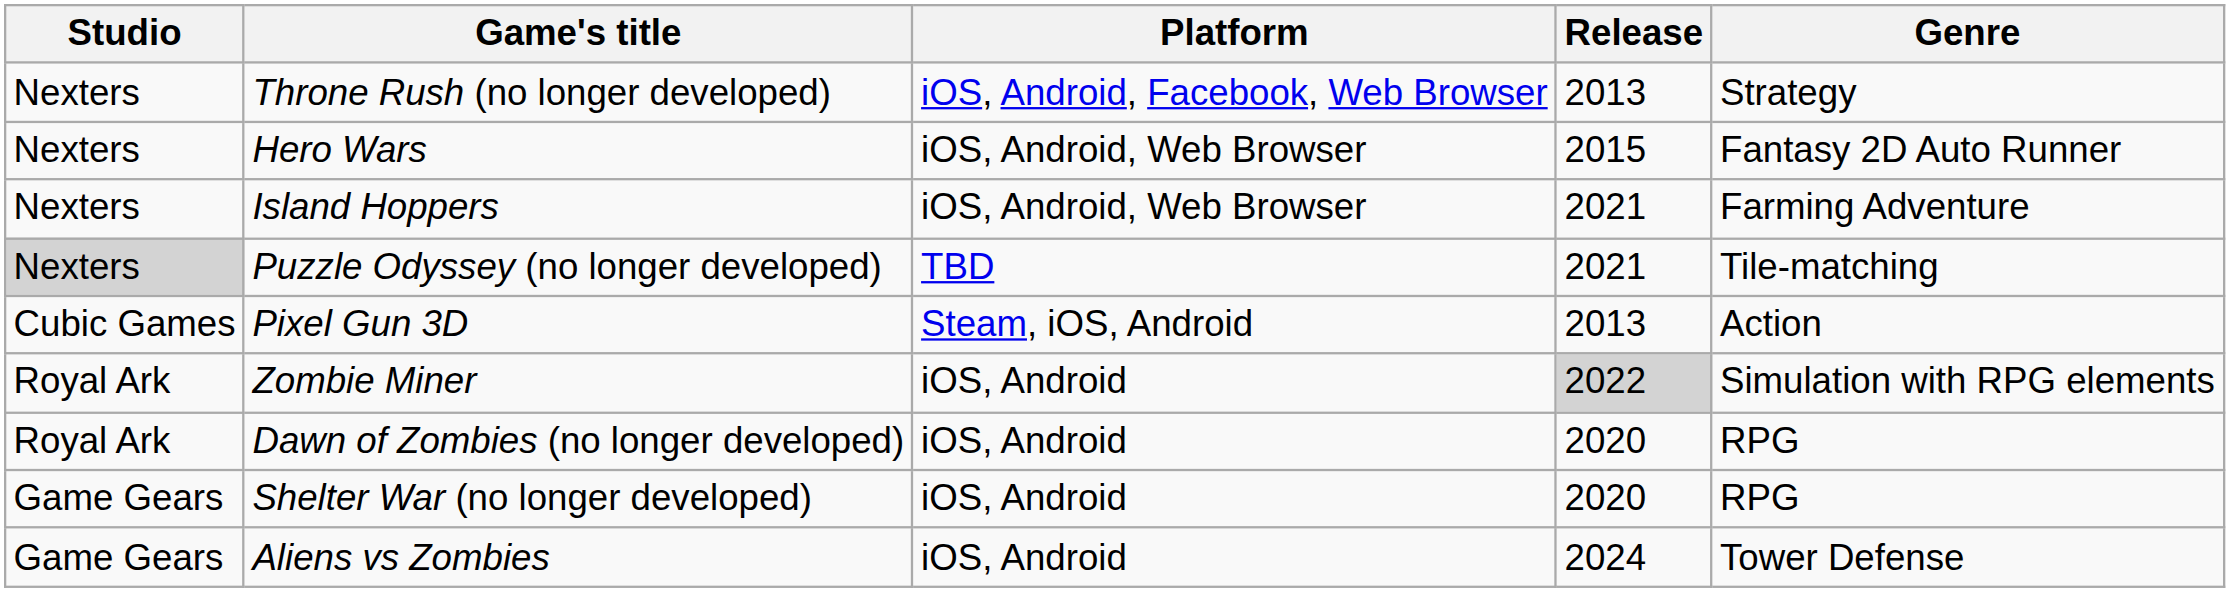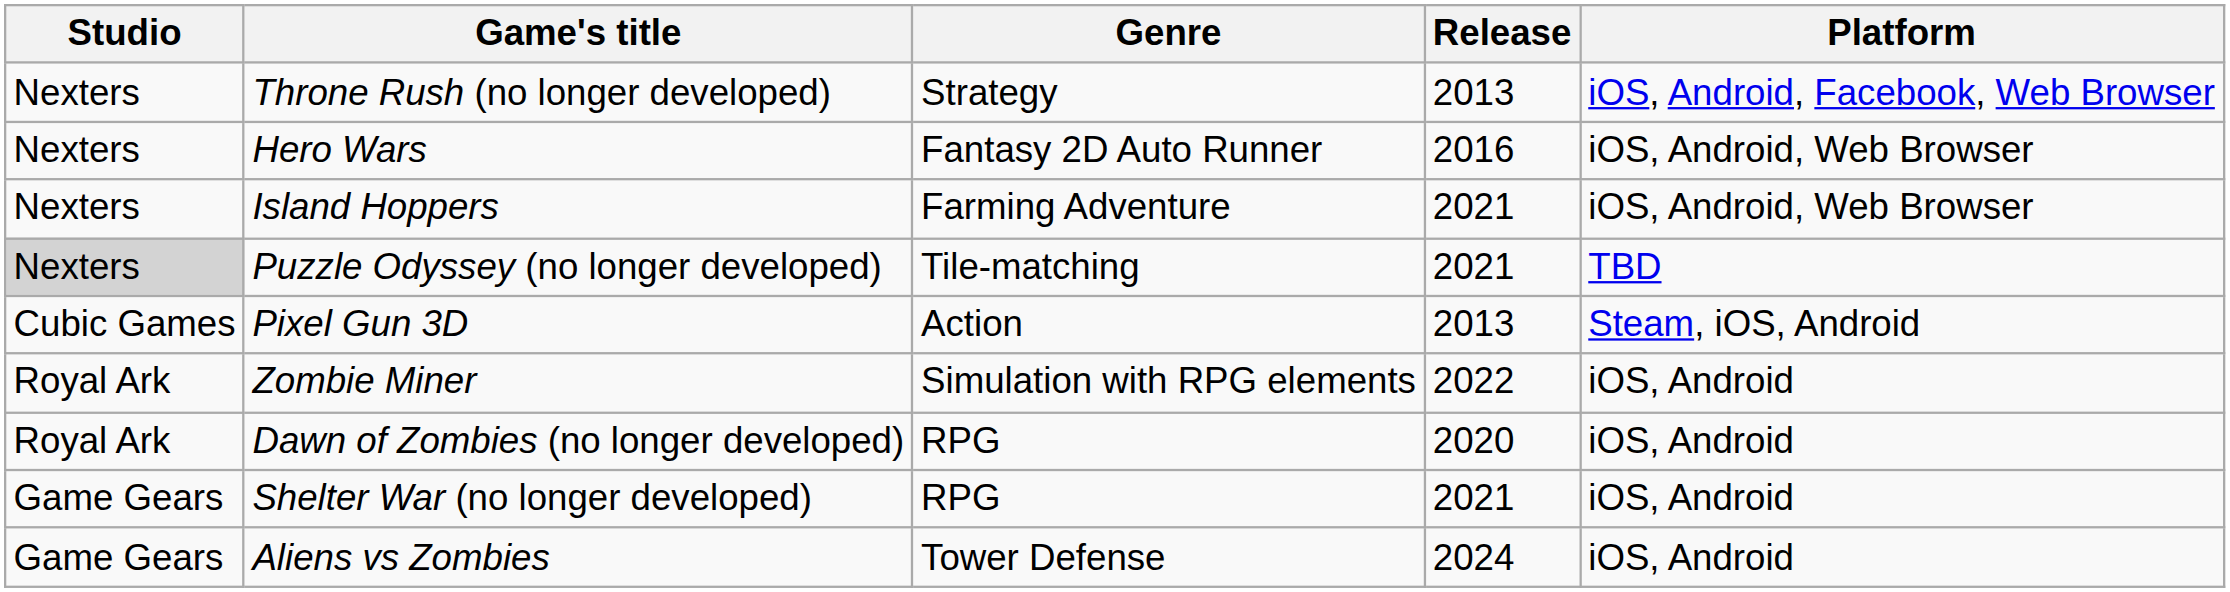columns swapped: (1967, 33) <-> (1234, 33)
(1605, 149) 2015 -> (1474, 149) 2016
(1605, 382) lightgrey background -> (1474, 382) no background
(1605, 498) 2020 -> (1474, 498) 2021
